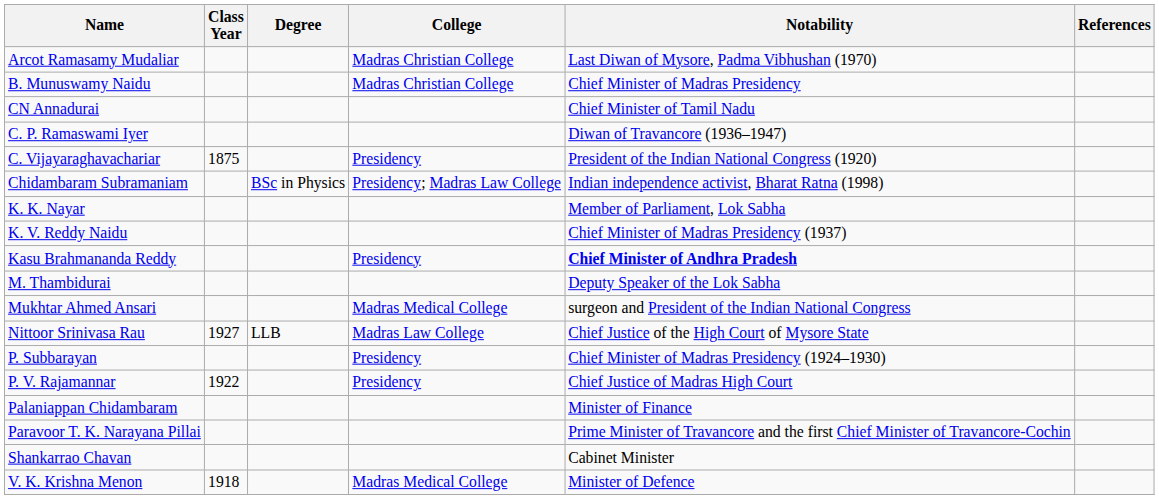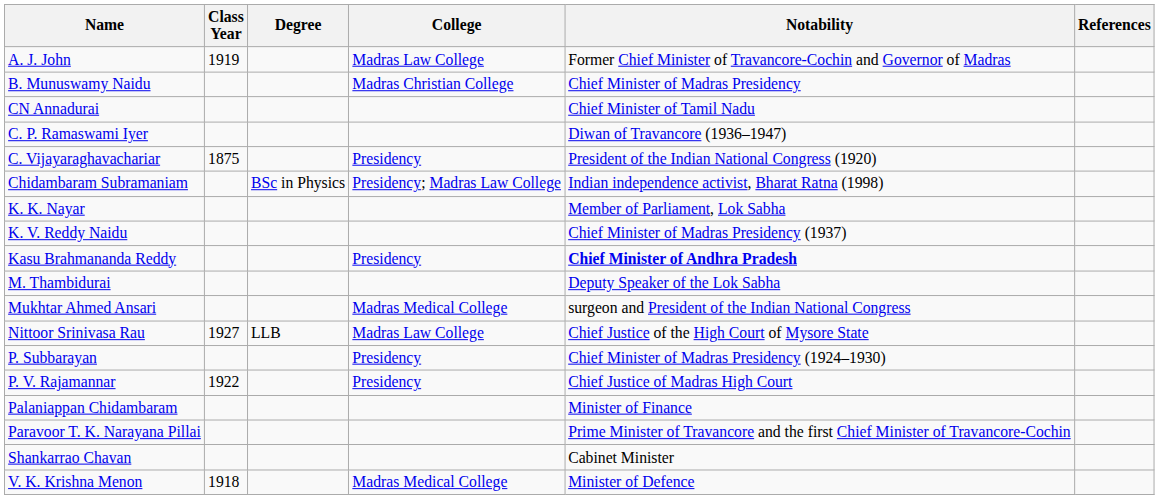+ row: (39, 59)
- row: (93, 59)
